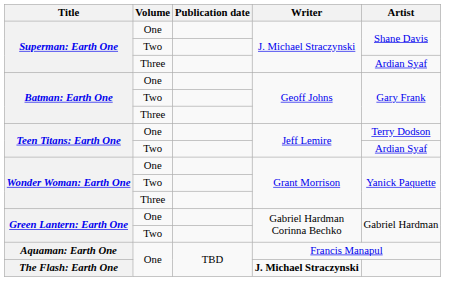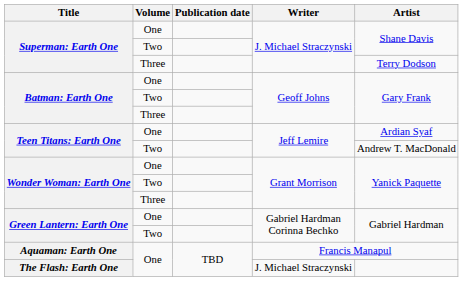(401, 64) Ardian Syaf -> (406, 64) Terry Dodson
(401, 132) Terry Dodson -> (406, 132) Ardian Syaf
(401, 149) Ardian Syaf -> (406, 149) Andrew T. MacDonald
(307, 268) bold -> (303, 268) normal
